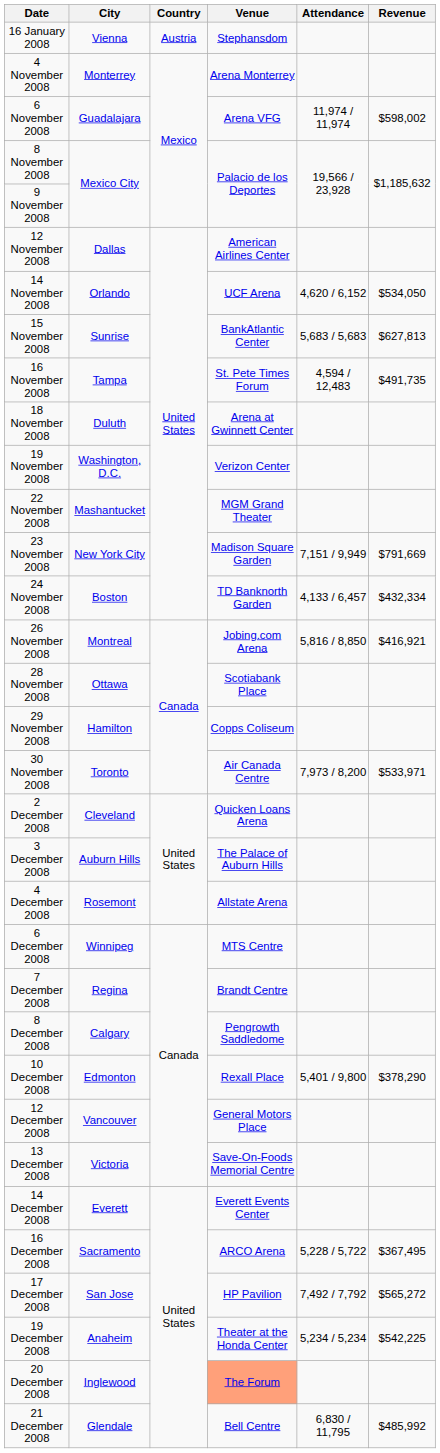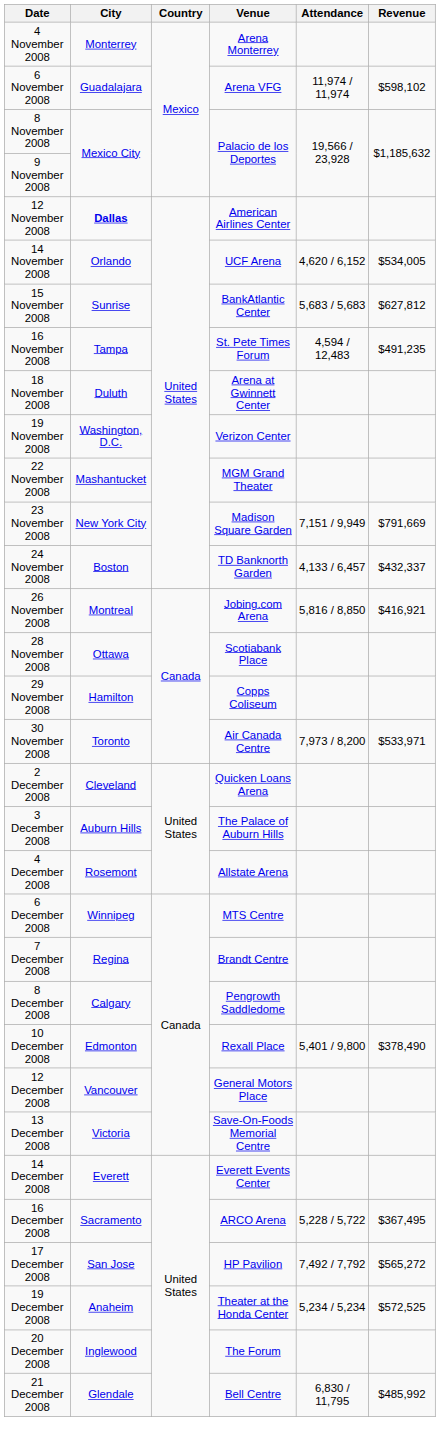- row: (37, 37)
(402, 118) $598,002 -> (402, 87) $598,102
(110, 249) normal -> (111, 218) bold
(402, 292) $534,050 -> (402, 262) $534,005
(402, 336) $627,813 -> (402, 305) $627,812
(402, 380) $491,735 -> (402, 349) $491,235
(402, 598) $432,334 -> (402, 567) $432,337
(402, 1077) $378,290 -> (402, 1046) $378,490
(402, 1338) $542,225 -> (402, 1308) $572,525
(252, 1382) lightsalmon background -> (253, 1351) no background
